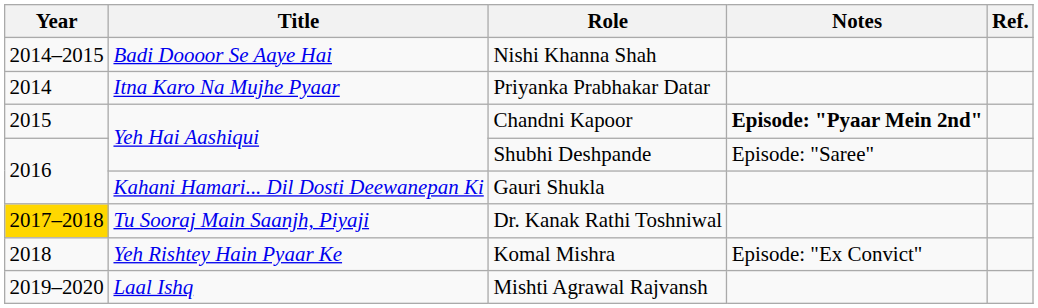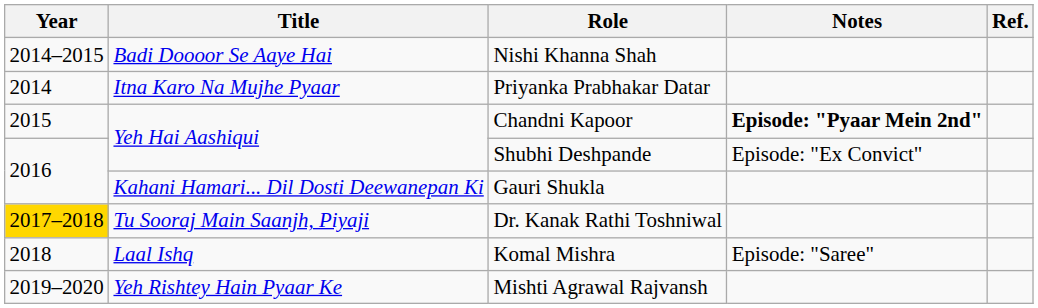(803, 154) Episode: "Saree" -> (827, 154) Episode: "Ex Convict"
(228, 253) Yeh Rishtey Hain Pyaar Ke -> (153, 253) Laal Ishq
(827, 253) Episode: "Ex Convict" -> (803, 253) Episode: "Saree"
(153, 287) Laal Ishq -> (228, 287) Yeh Rishtey Hain Pyaar Ke
